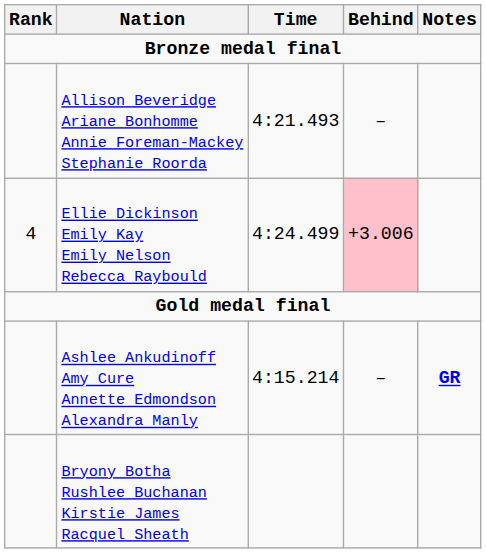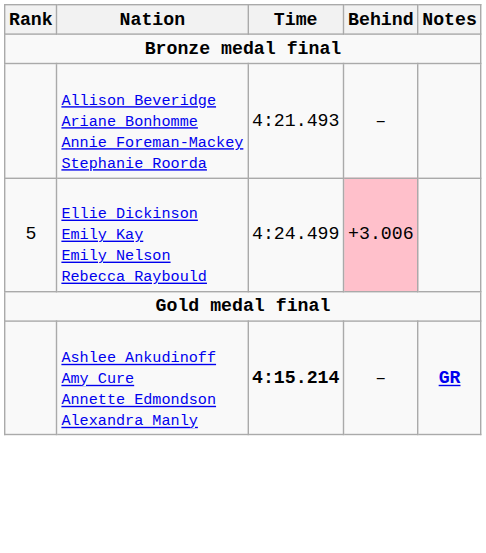(31, 235) 4 -> (31, 235) 5
(296, 378) normal -> (296, 378) bold
- row: (134, 503)
